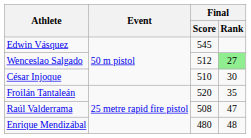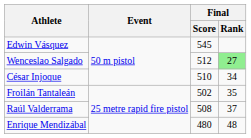(232, 77) 30 -> (232, 77) 34
(204, 93) 520 -> (204, 93) 502
(232, 109) 47 -> (232, 109) 37
